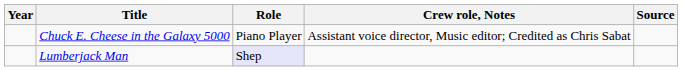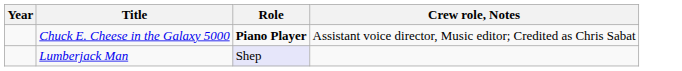- column: (655, 14)
(269, 35) normal -> (271, 35) bold
